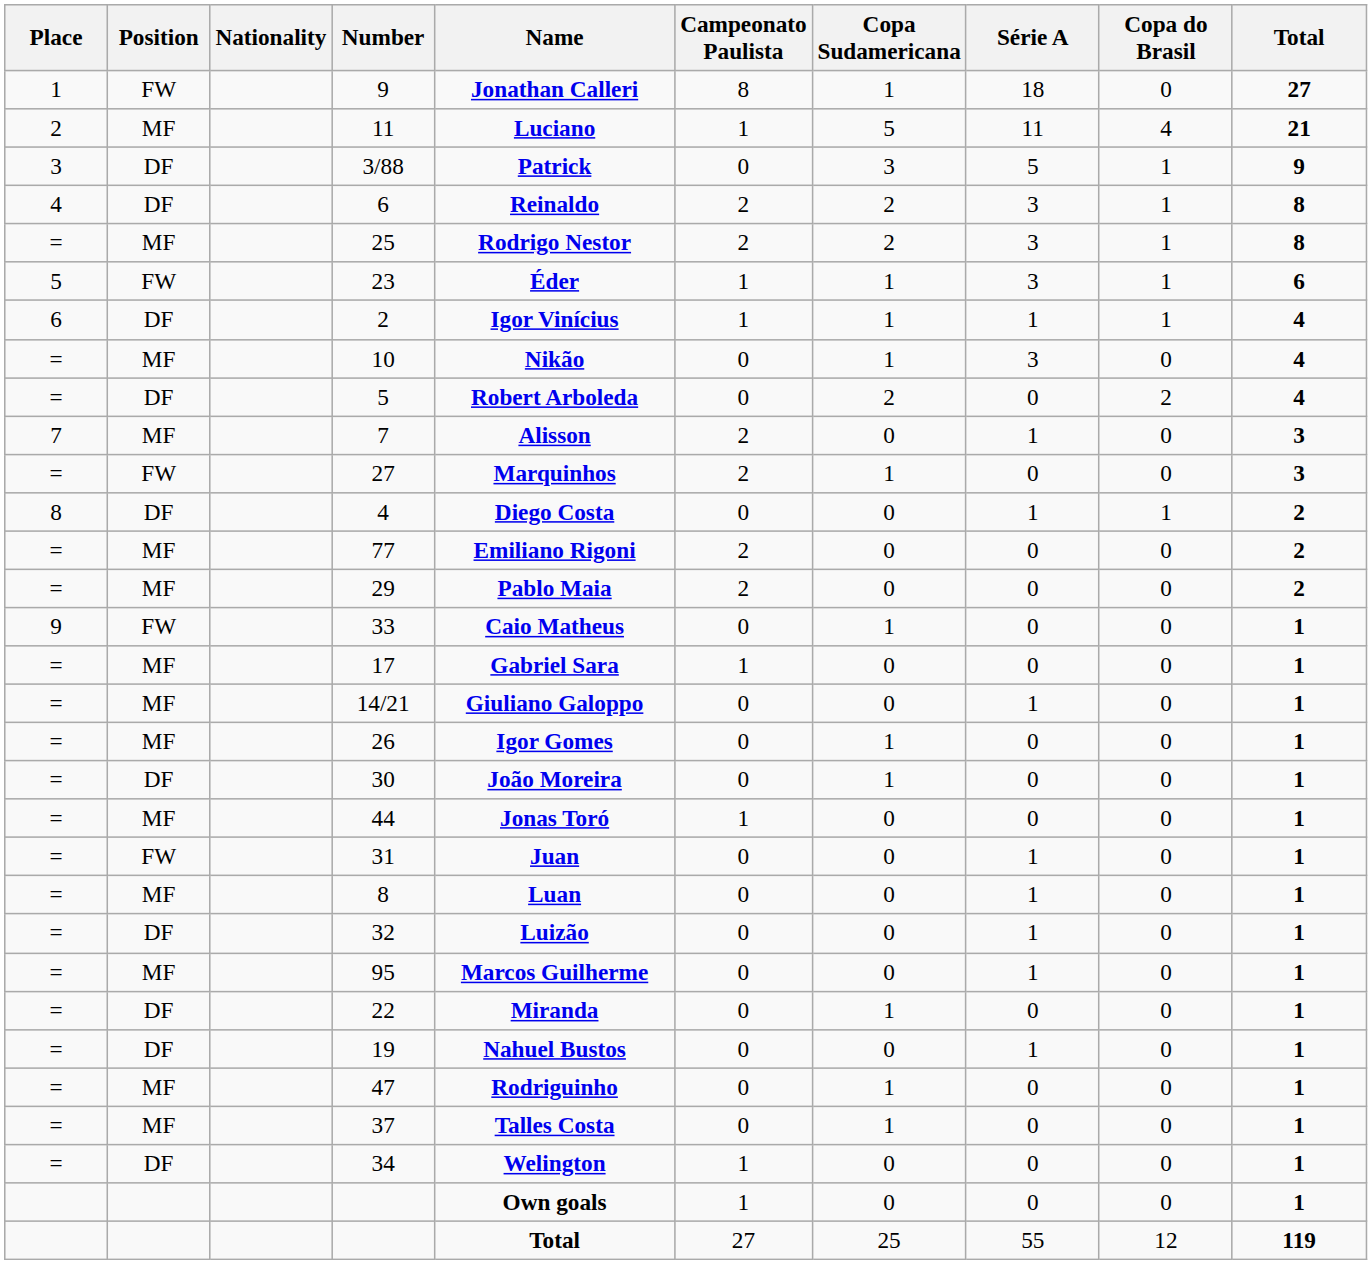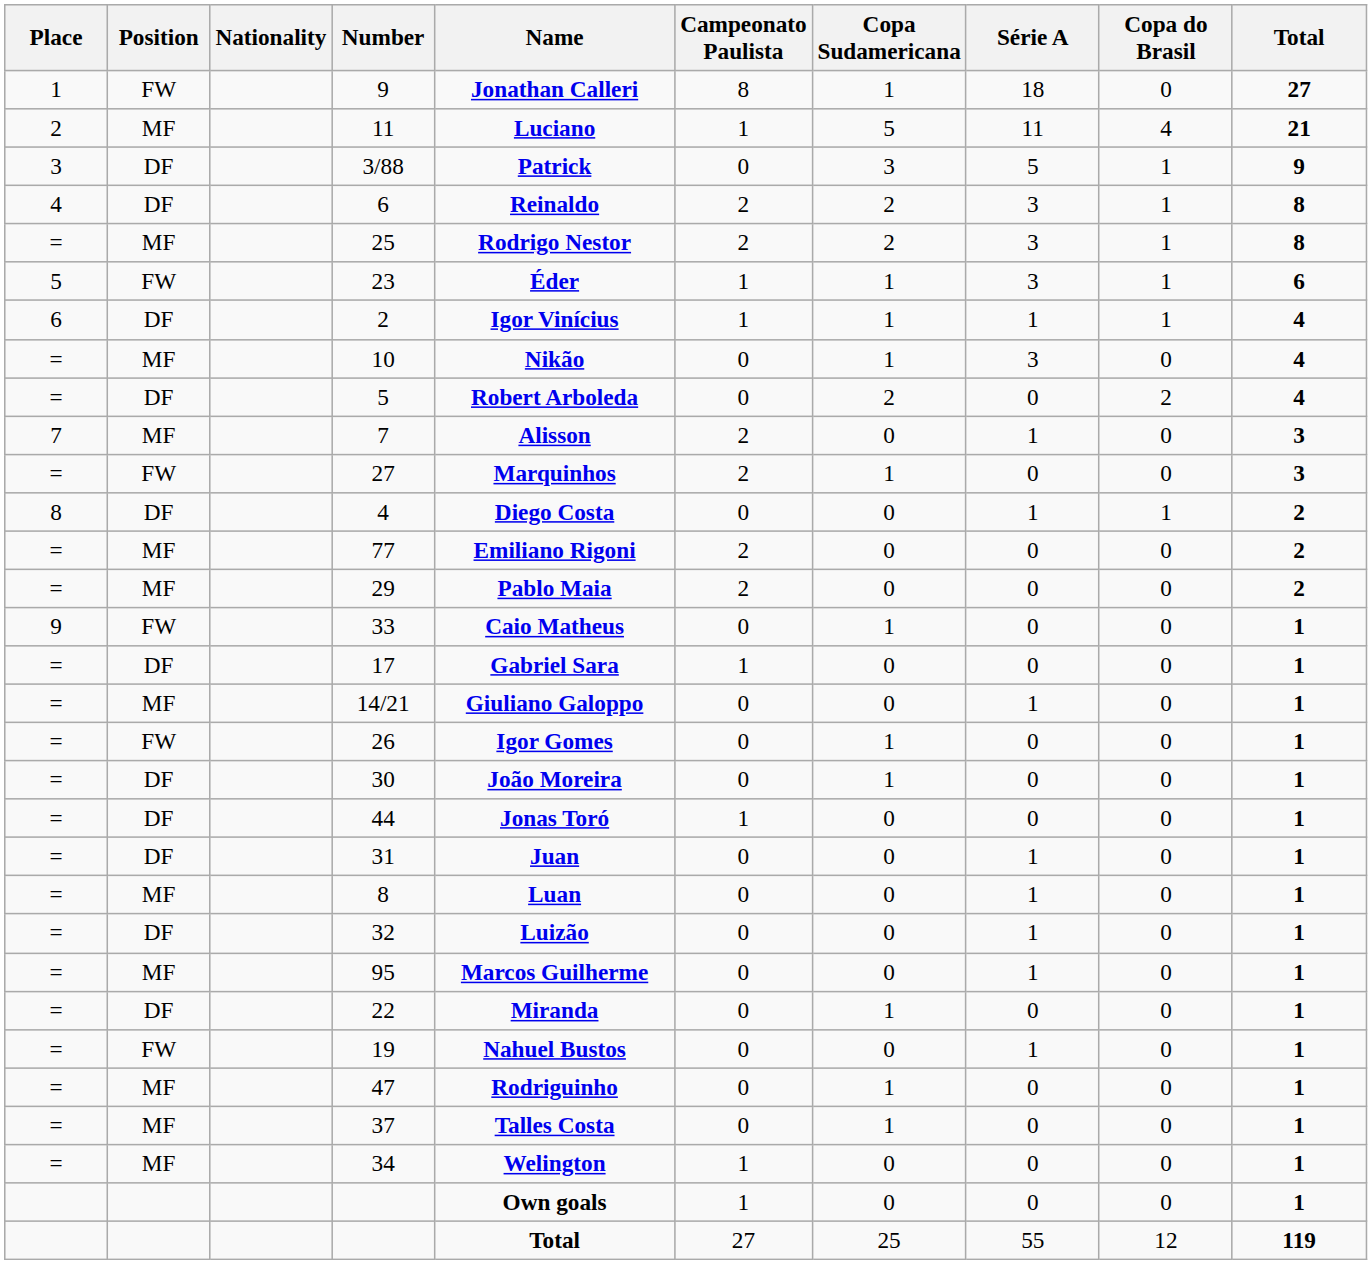(159, 664) MF -> (159, 664) DF
(159, 741) MF -> (159, 741) FW
(159, 818) MF -> (159, 818) DF
(159, 856) FW -> (159, 856) DF
(159, 1048) DF -> (159, 1048) FW
(159, 1163) DF -> (159, 1163) MF
